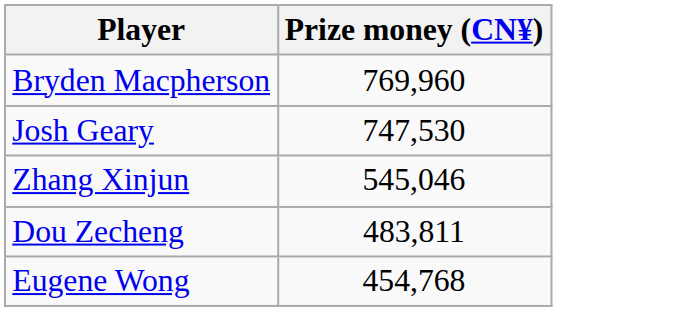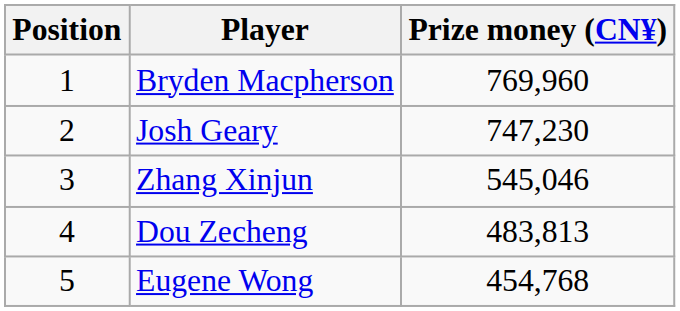+ column: (67, 29)
(414, 130) 747,530 -> (538, 130) 747,230
(414, 230) 483,811 -> (538, 230) 483,813
